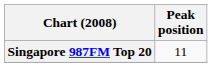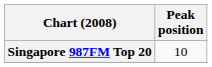(181, 51) 11 -> (181, 51) 10
